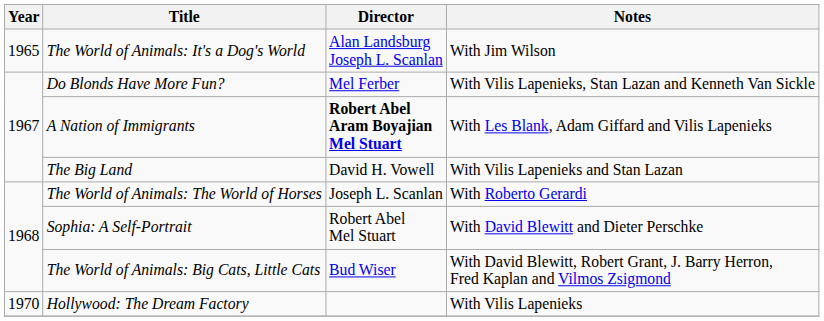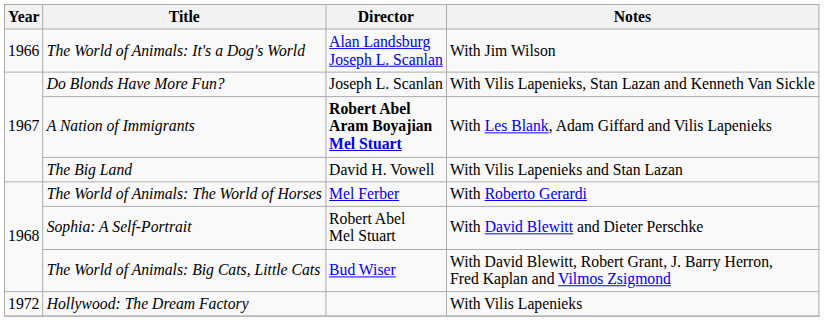(24, 50) 1965 -> (24, 50) 1966
(364, 84) Mel Ferber -> (386, 84) Joseph L. Scanlan
(386, 194) Joseph L. Scanlan -> (364, 194) Mel Ferber
(24, 304) 1970 -> (24, 304) 1972
